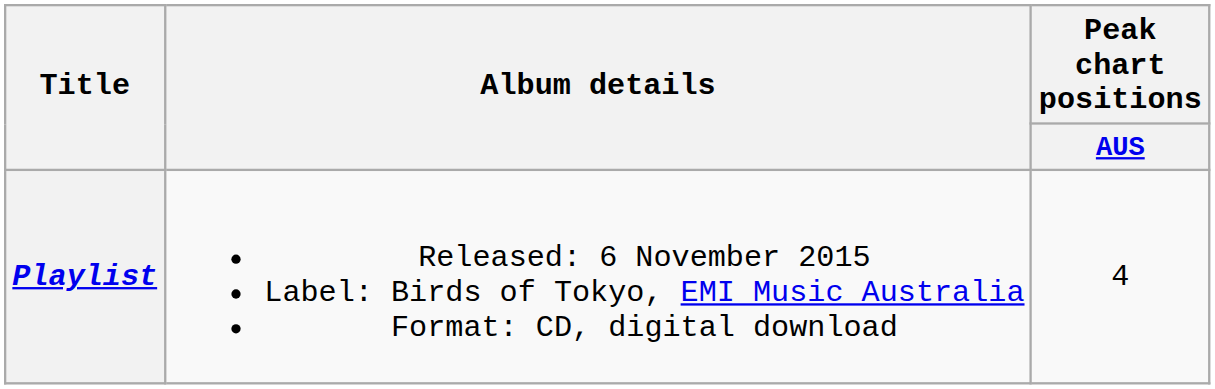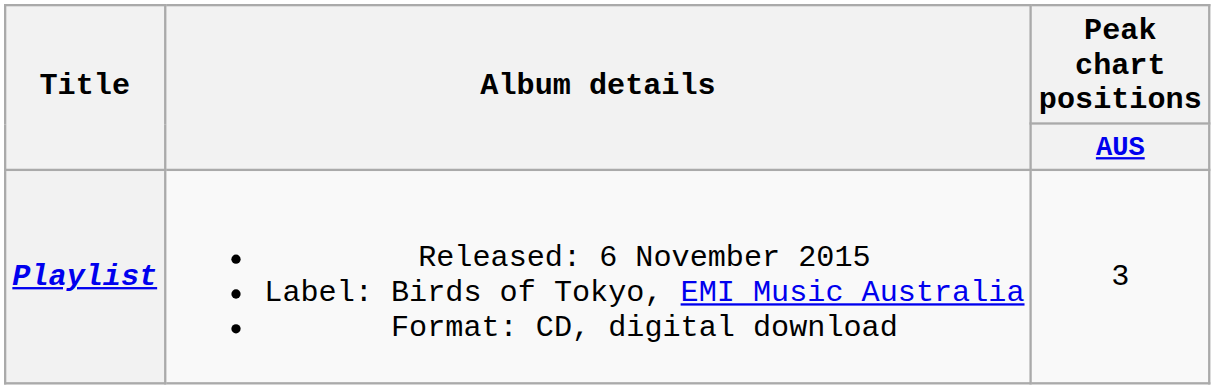(1120, 276) 4 -> (1120, 276) 3
